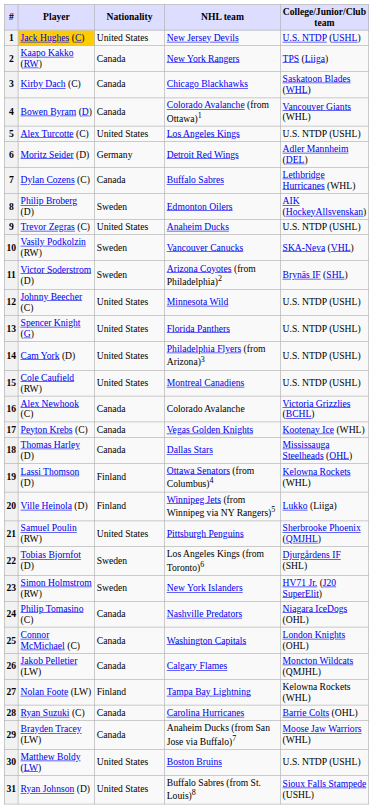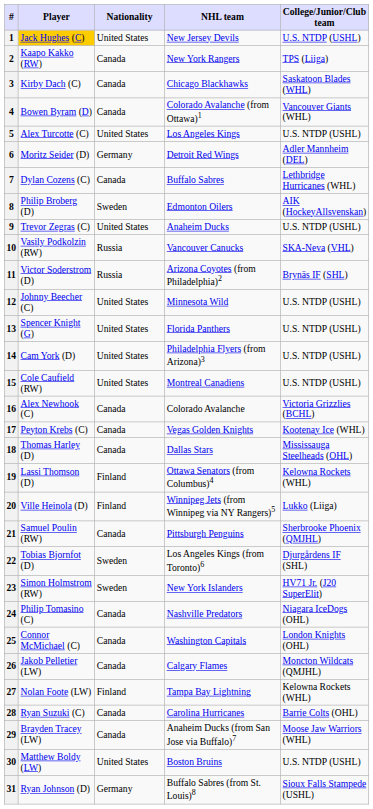(112, 247) Sweden -> (110, 247) Russia
(112, 275) Sweden -> (110, 275) Russia
(122, 533) United States -> (111, 533) Canada
(122, 789) United States -> (115, 789) Germany
